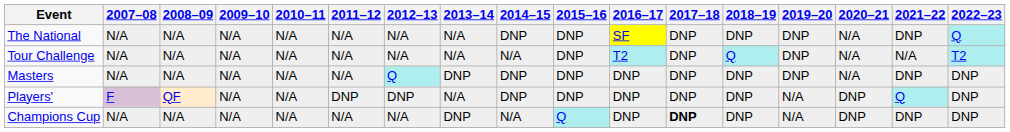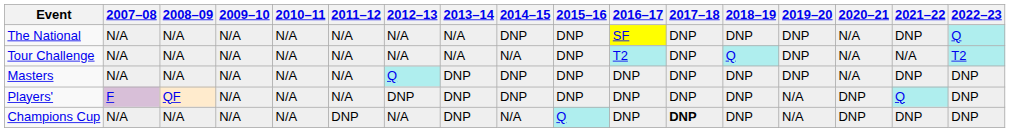(345, 96) DNP -> (342, 96) N/A
(454, 96) N/A -> (457, 96) DNP
(342, 117) N/A -> (345, 117) DNP
